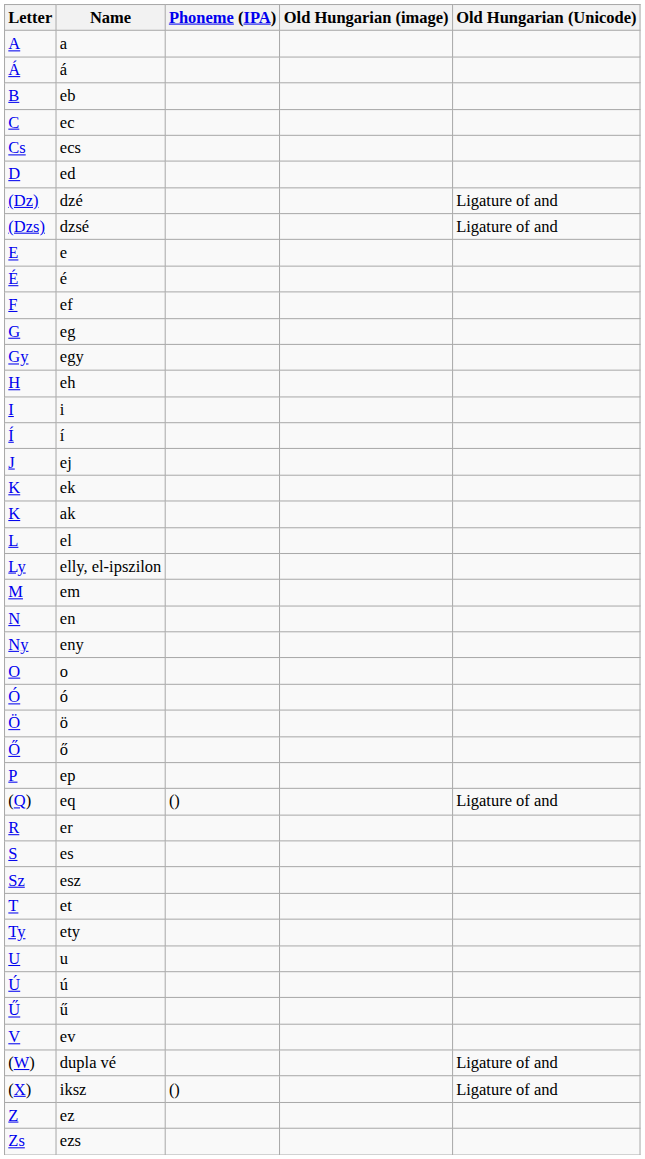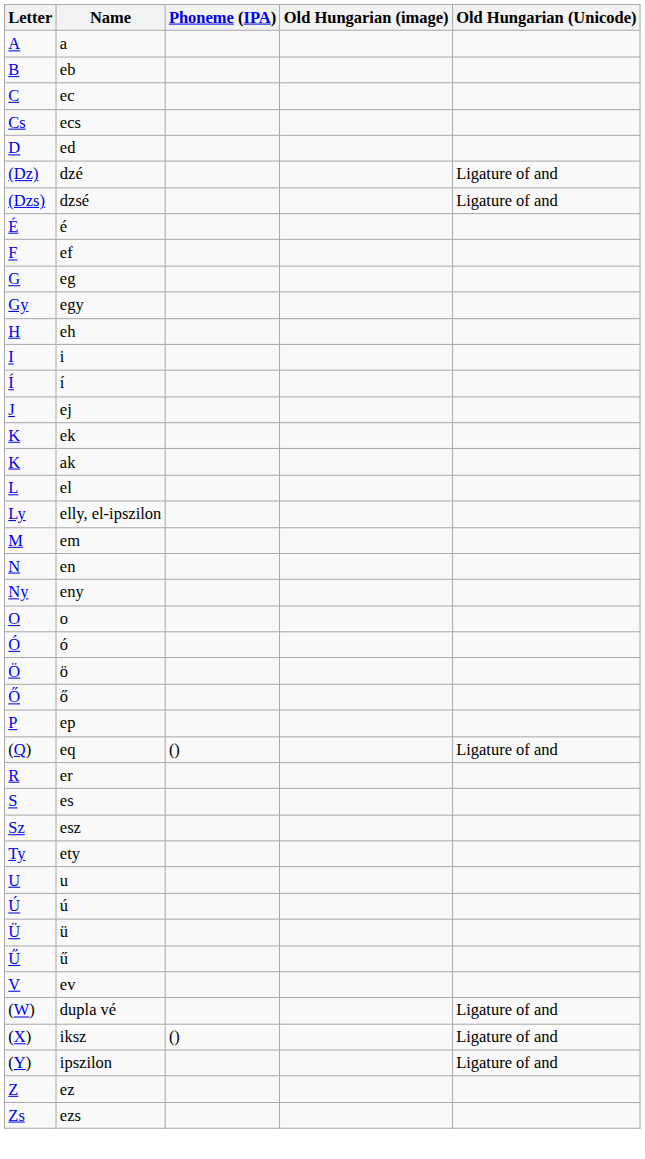- row: (63, 69)
- row: (63, 252)
- row: (66, 906)
+ row: (64, 932)
+ row: (86, 1063)
